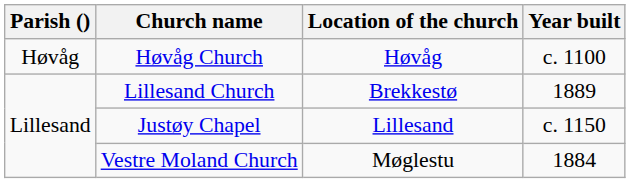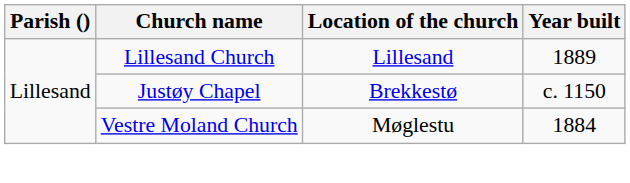- row: (199, 56)
(413, 90) Brekkestø -> (413, 56) Lillesand
(413, 125) Lillesand -> (413, 90) Brekkestø
